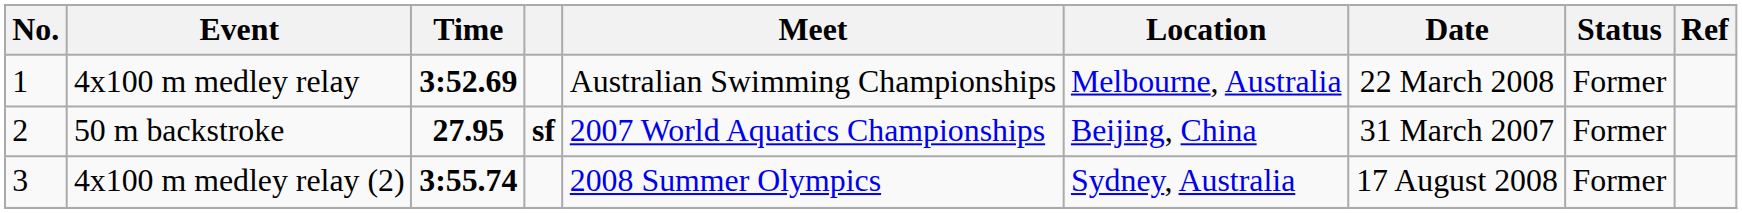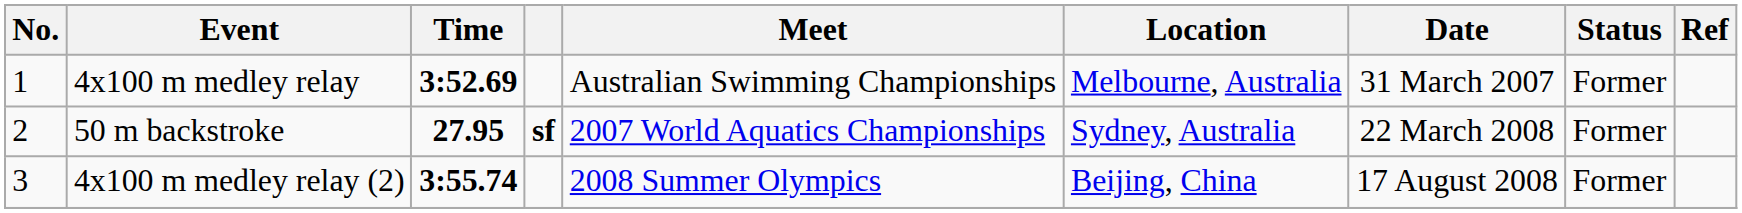(1457, 80) 22 March 2008 -> (1457, 80) 31 March 2007
(1164, 130) Beijing, China -> (1183, 130) Sydney, Australia
(1457, 130) 31 March 2007 -> (1457, 130) 22 March 2008
(1183, 181) Sydney, Australia -> (1164, 181) Beijing, China
